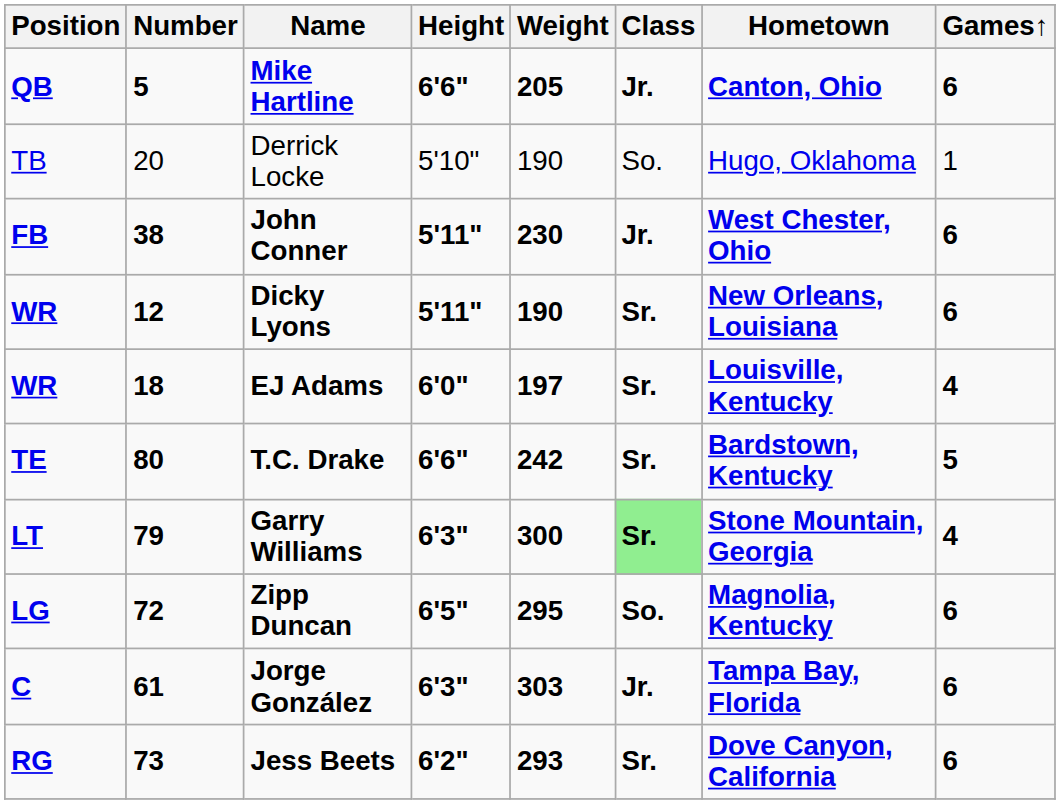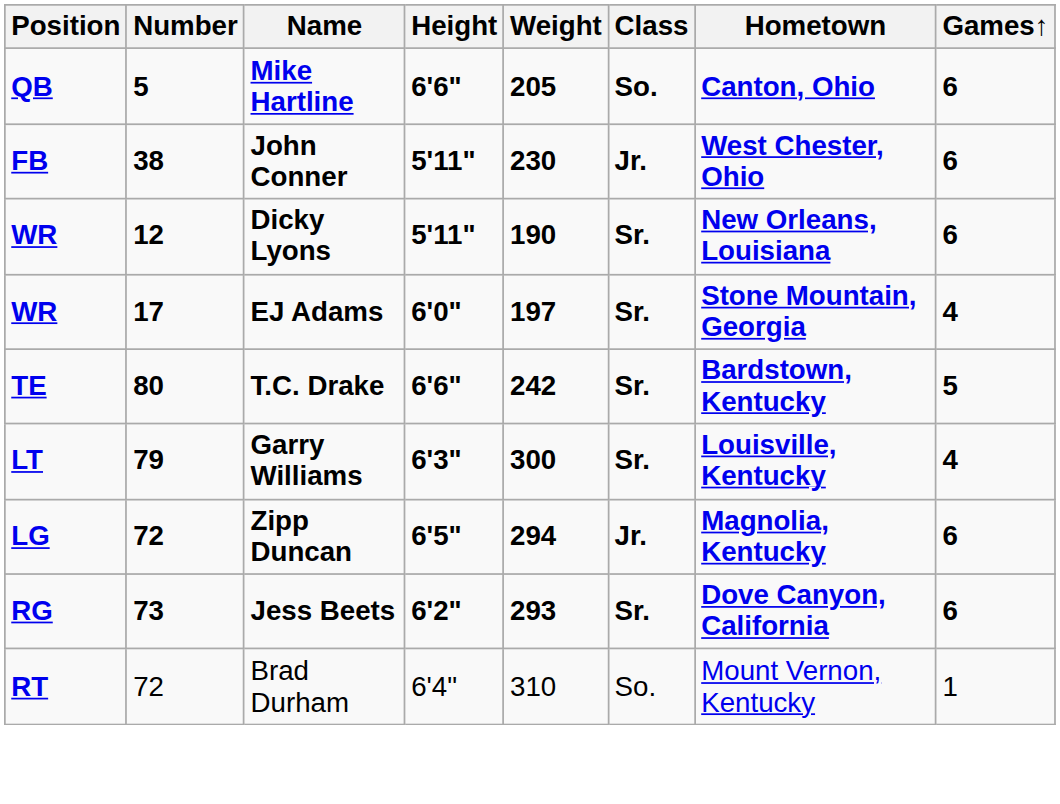(638, 85) Jr. -> (636, 85) So.
- row: (294, 160)
(149, 386) 18 -> (149, 311) 17
(776, 386) Louisville, Kentucky -> (809, 311) Stone Mountain, Georgia
(639, 536) lightgreen background -> (632, 461) no background
(816, 536) Stone Mountain, Georgia -> (769, 461) Louisville, Kentucky
(540, 611) 295 -> (533, 536) 294
(643, 611) So. -> (631, 536) Jr.
- row: (311, 686)
+ row: (300, 686)
